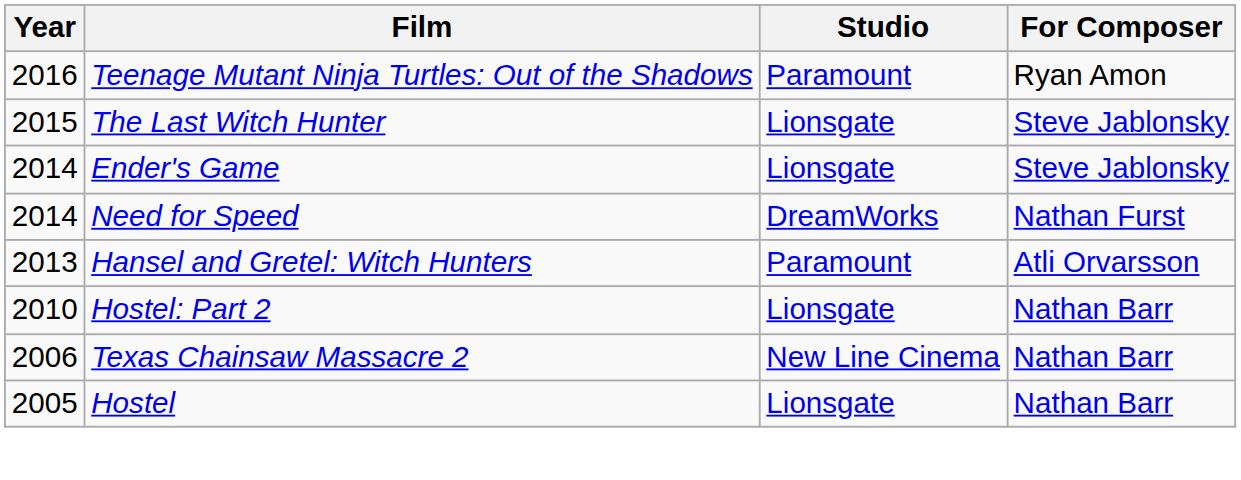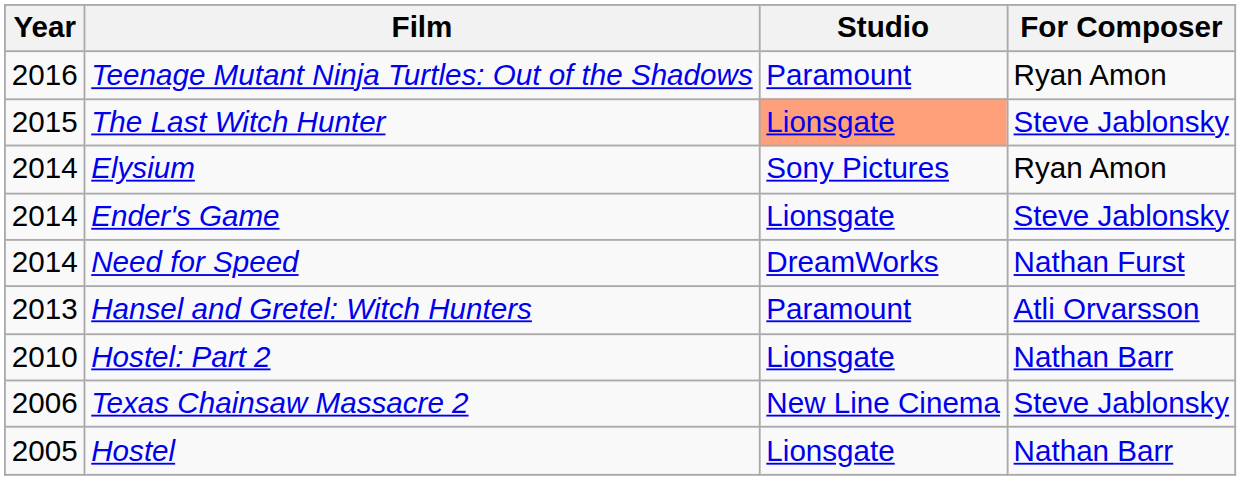(831, 121) no background -> (831, 121) lightsalmon background
+ row: (143, 168)
(1093, 356) Nathan Barr -> (1121, 403) Steve Jablonsky
